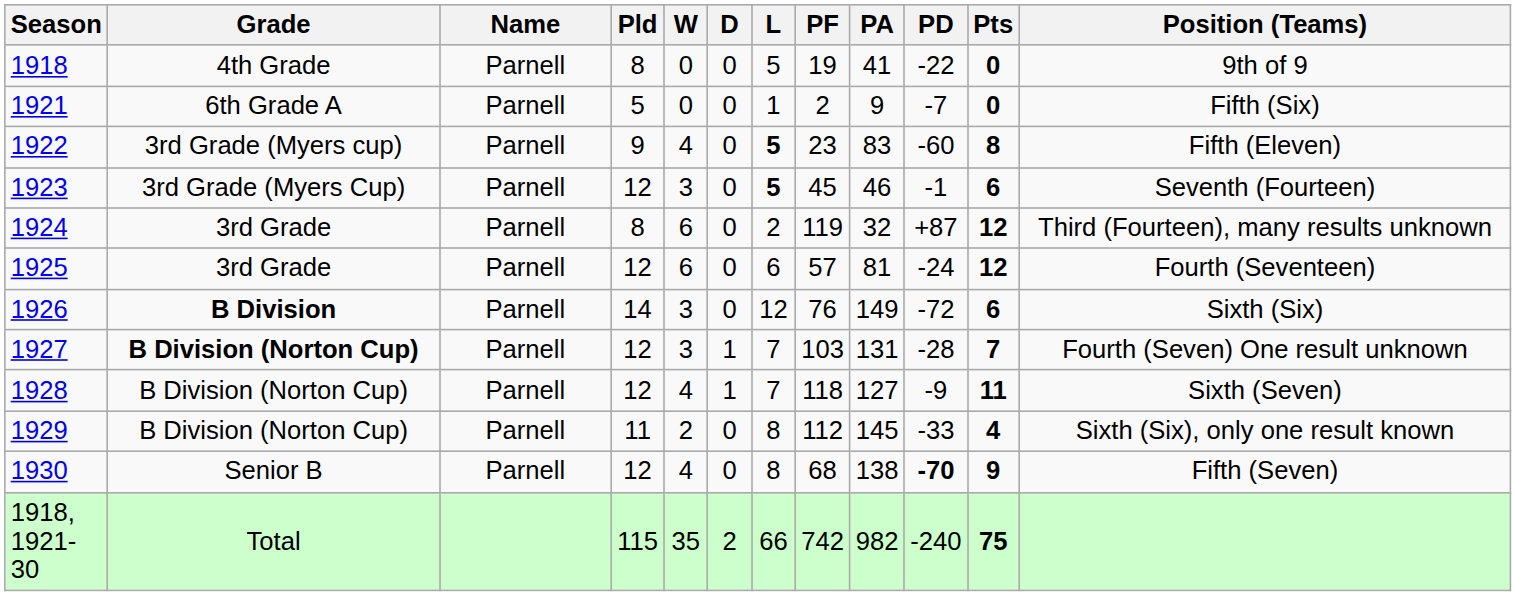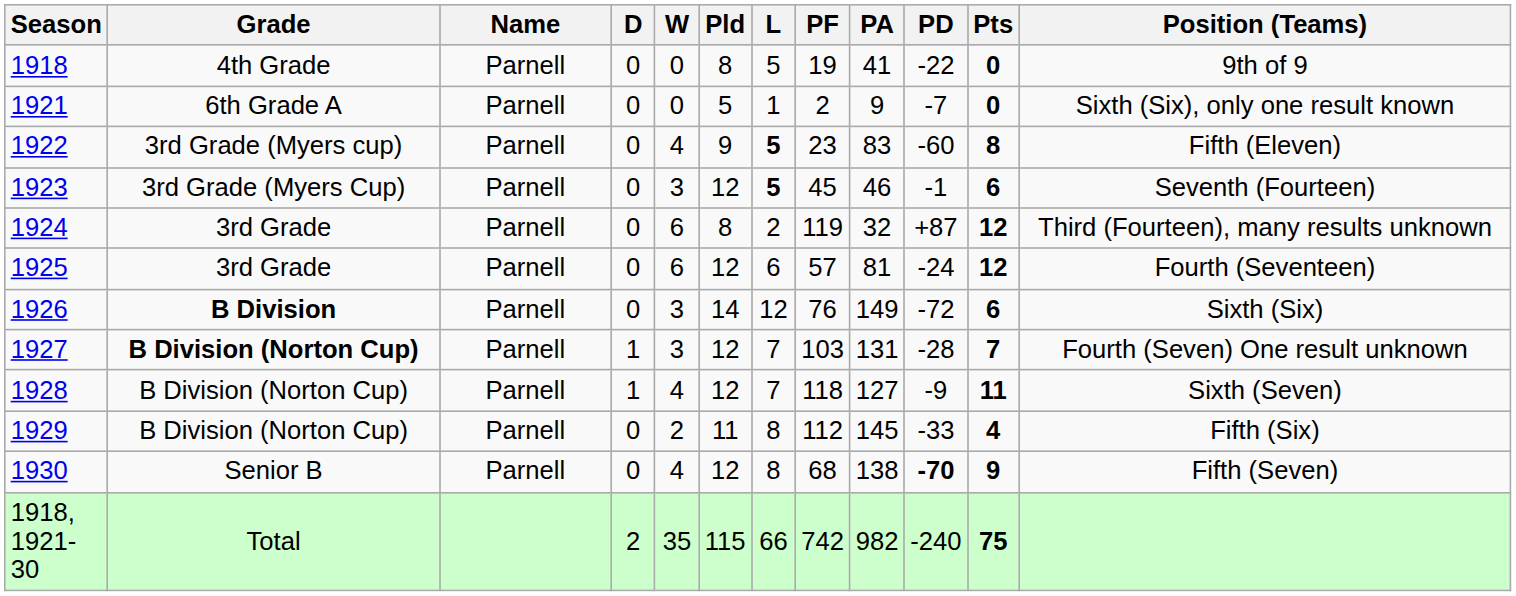columns swapped: (638, 24) <-> (730, 24)
(1265, 106) Fifth (Six) -> (1265, 106) Sixth (Six), only one result known
(1265, 430) Sixth (Six), only one result known -> (1265, 430) Fifth (Six)
